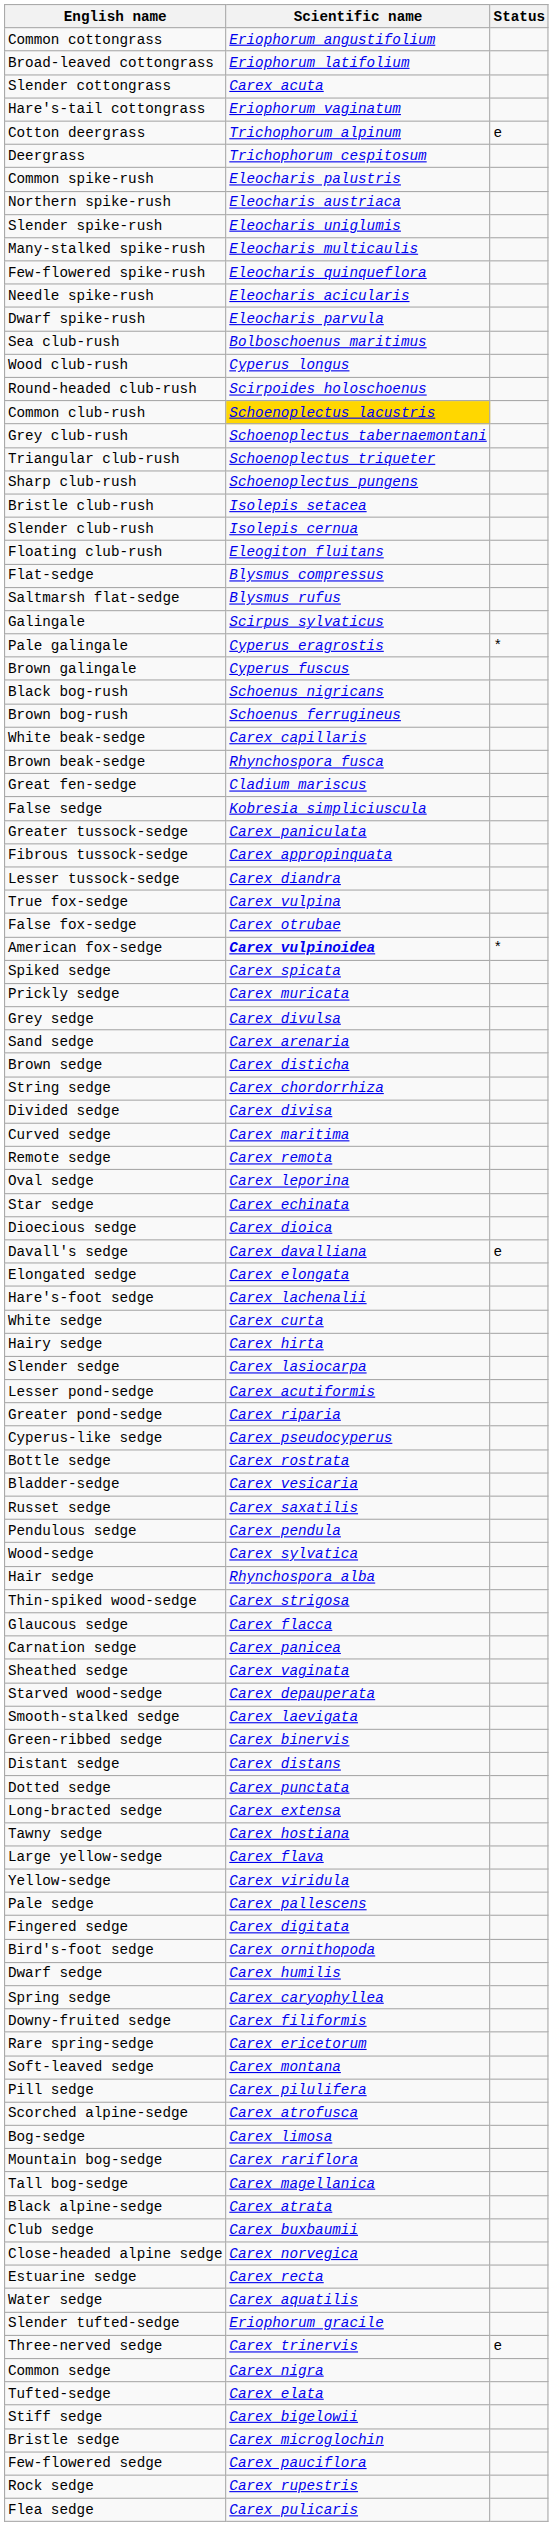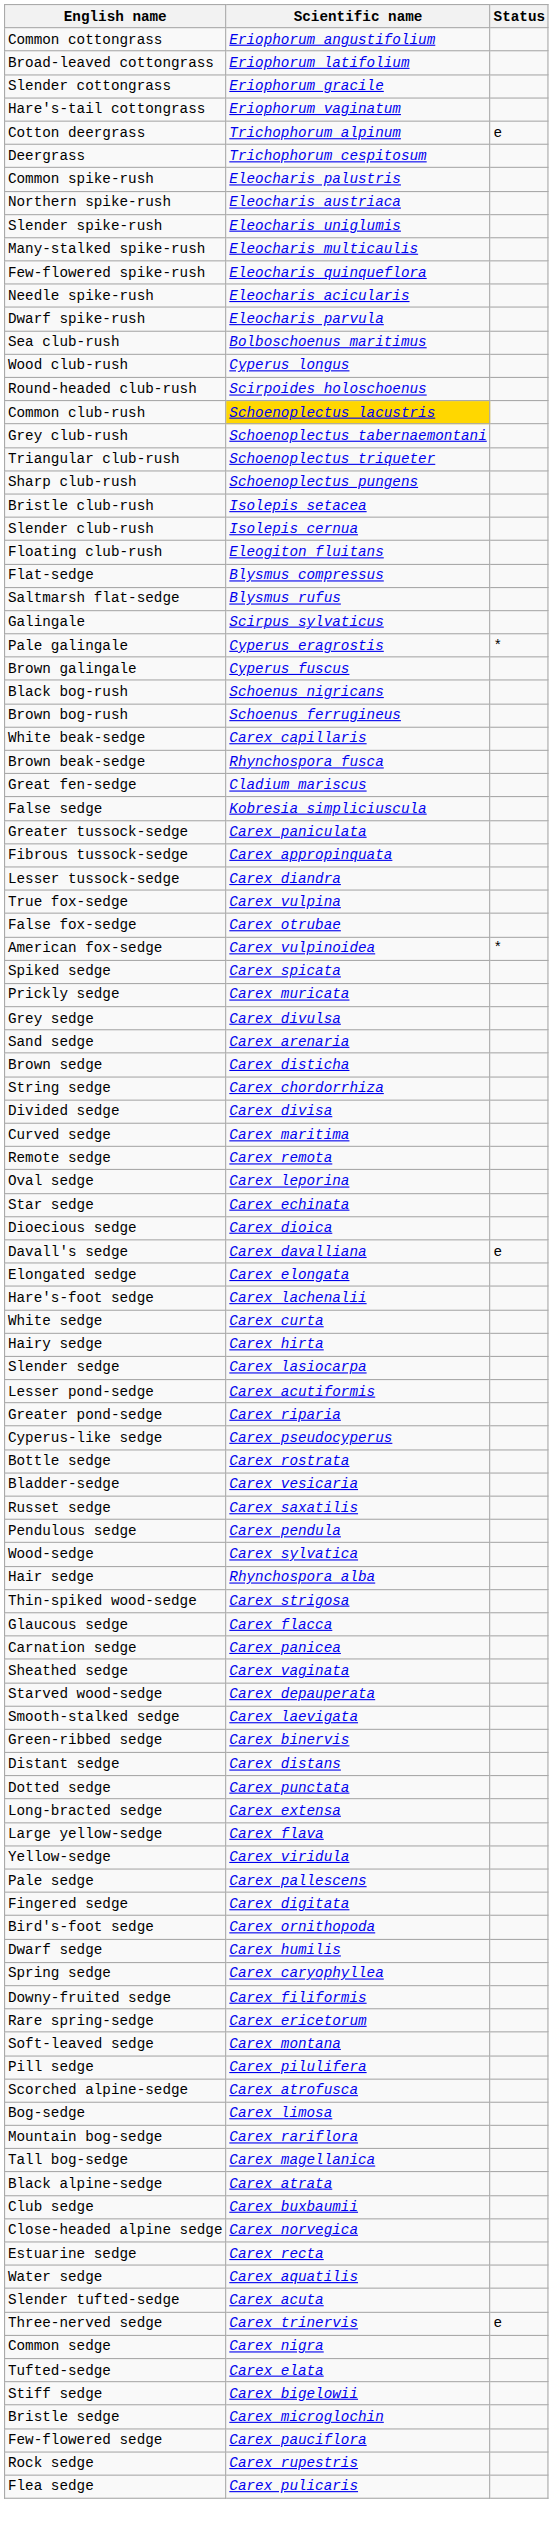(277, 86) Carex acuta -> (307, 86) Eriophorum gracile
(302, 948) bold -> (302, 948) normal
- row: (55, 1834)
(307, 2324) Eriophorum gracile -> (277, 2300) Carex acuta
